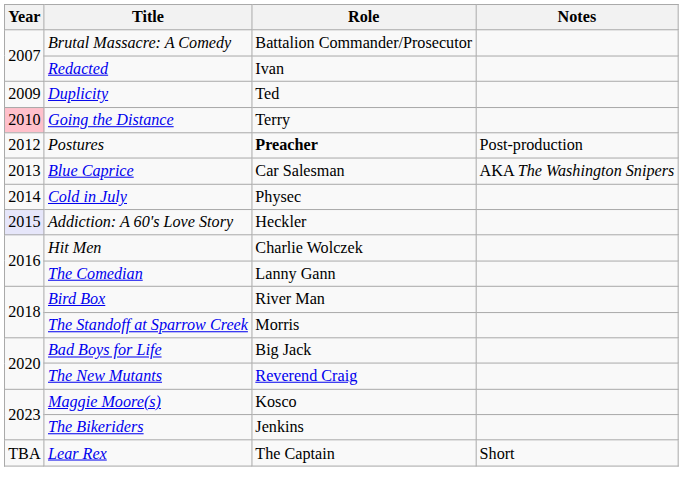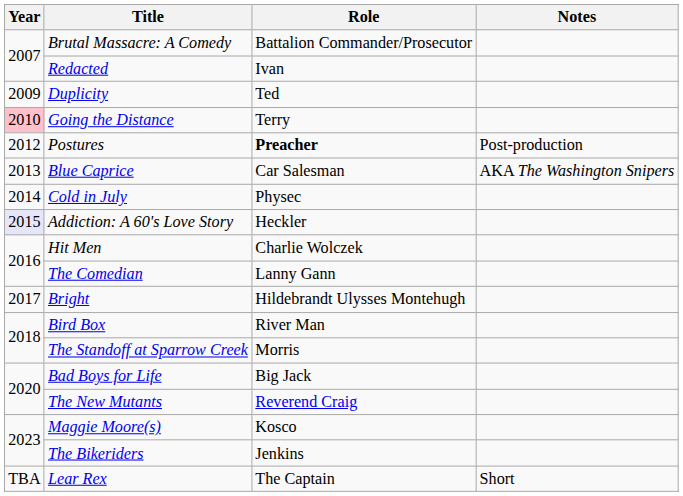+ row: (69, 299)
